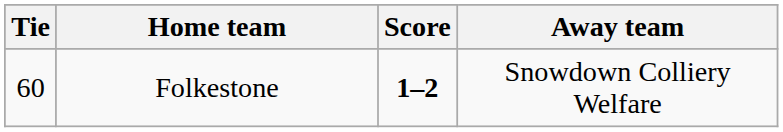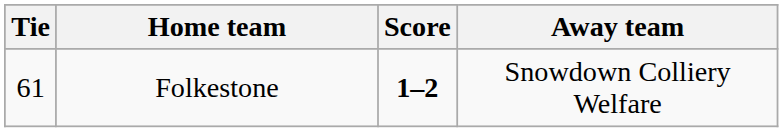(31, 87) 60 -> (31, 87) 61
